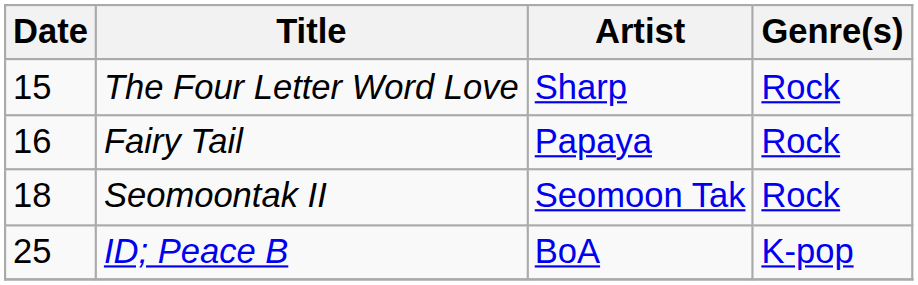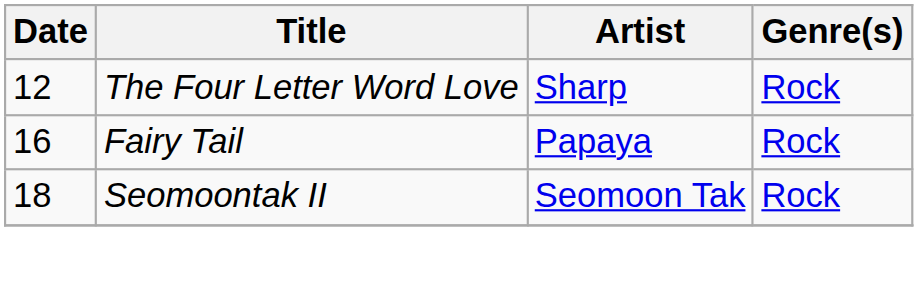(32, 86) 15 -> (32, 86) 12
- row: (196, 251)
